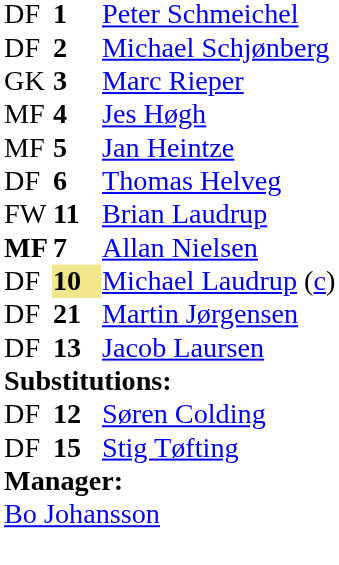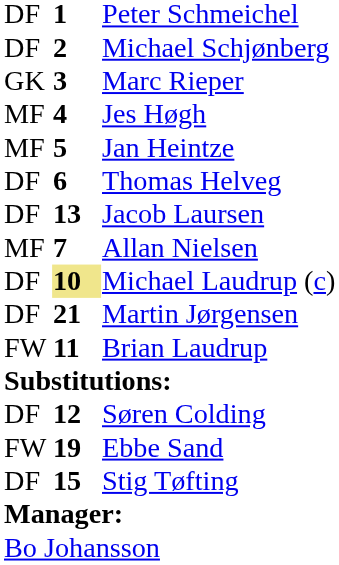rows swapped: (183, 347) <-> (185, 214)
(26, 247) bold -> (24, 247) normal
+ row: (163, 447)
